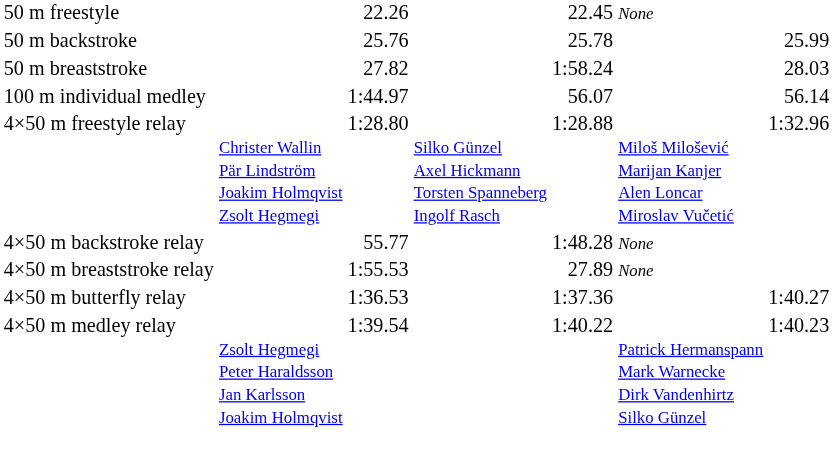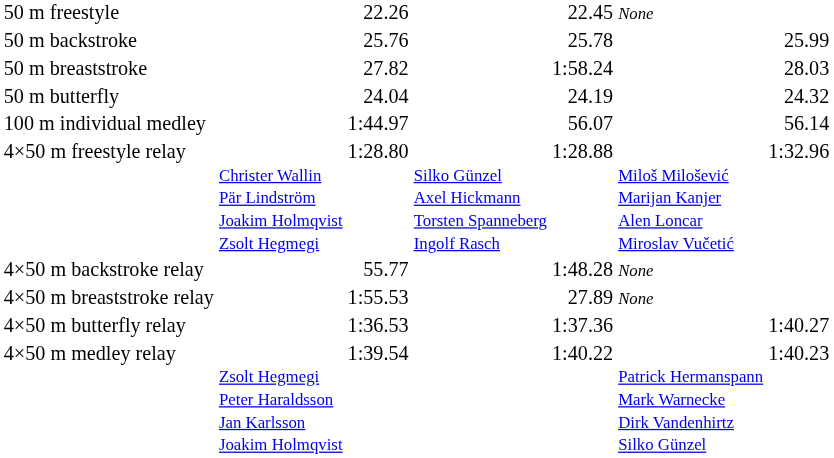+ row: (61, 96)
